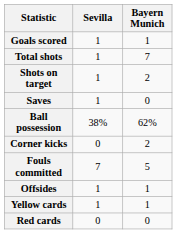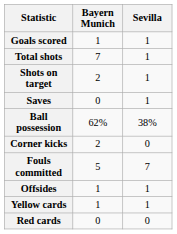columns swapped: (147, 18) <-> (98, 18)
